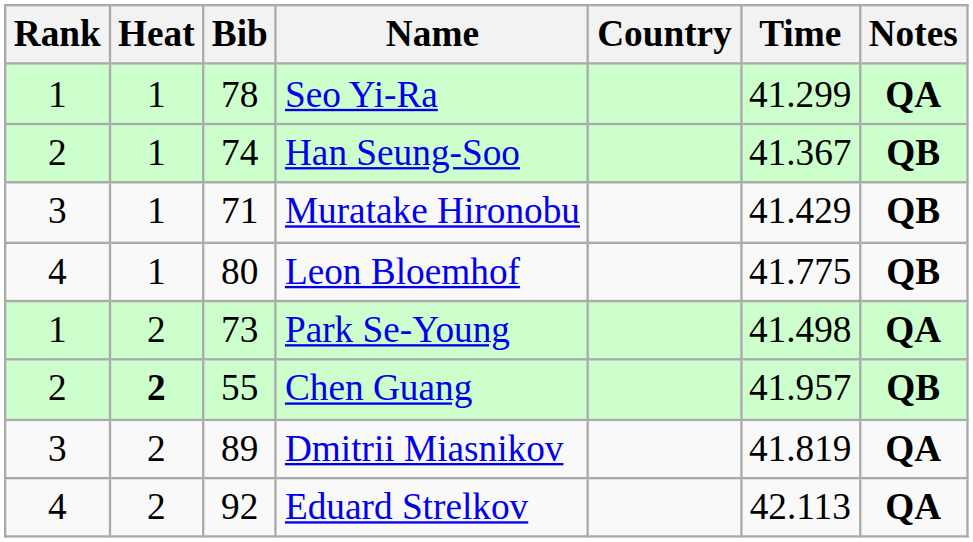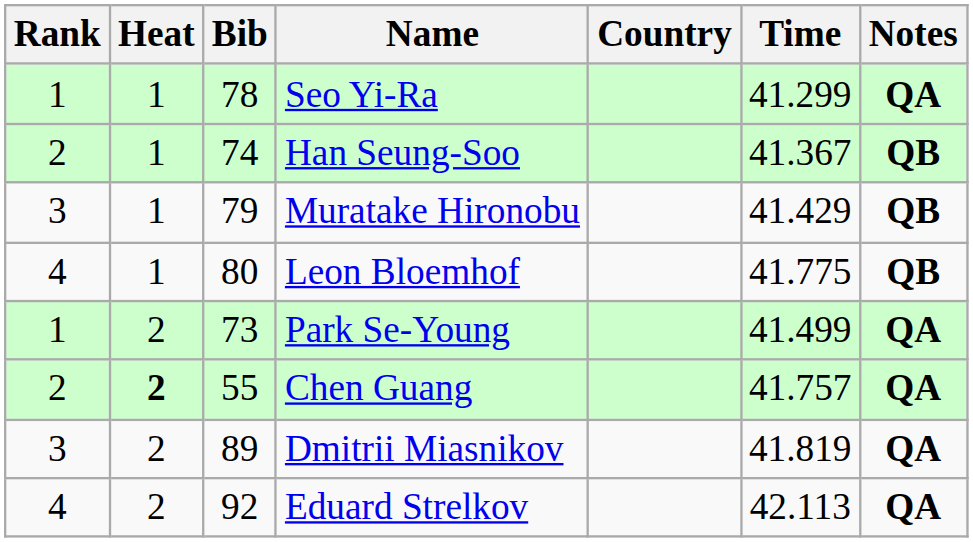(240, 211) 71 -> (240, 211) 79
(800, 329) 41.498 -> (800, 329) 41.499
(800, 388) 41.957 -> (800, 388) 41.757
(913, 388) QB -> (913, 388) QA
